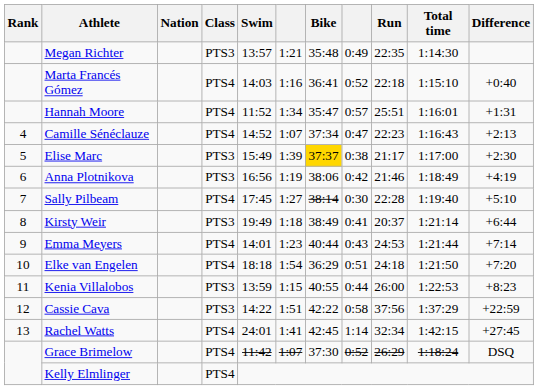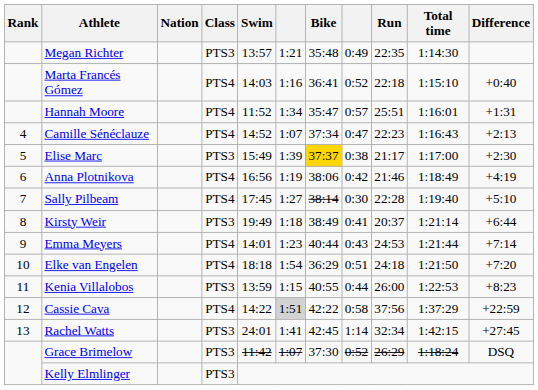(220, 177) PTS3 -> (220, 177) PTS4
(220, 308) PTS3 -> (220, 308) PTS4
(291, 308) no background -> (291, 308) lightgrey background
(220, 330) PTS4 -> (220, 330) PTS3
(220, 352) PTS4 -> (220, 352) PTS3
(220, 373) PTS4 -> (220, 373) PTS3
